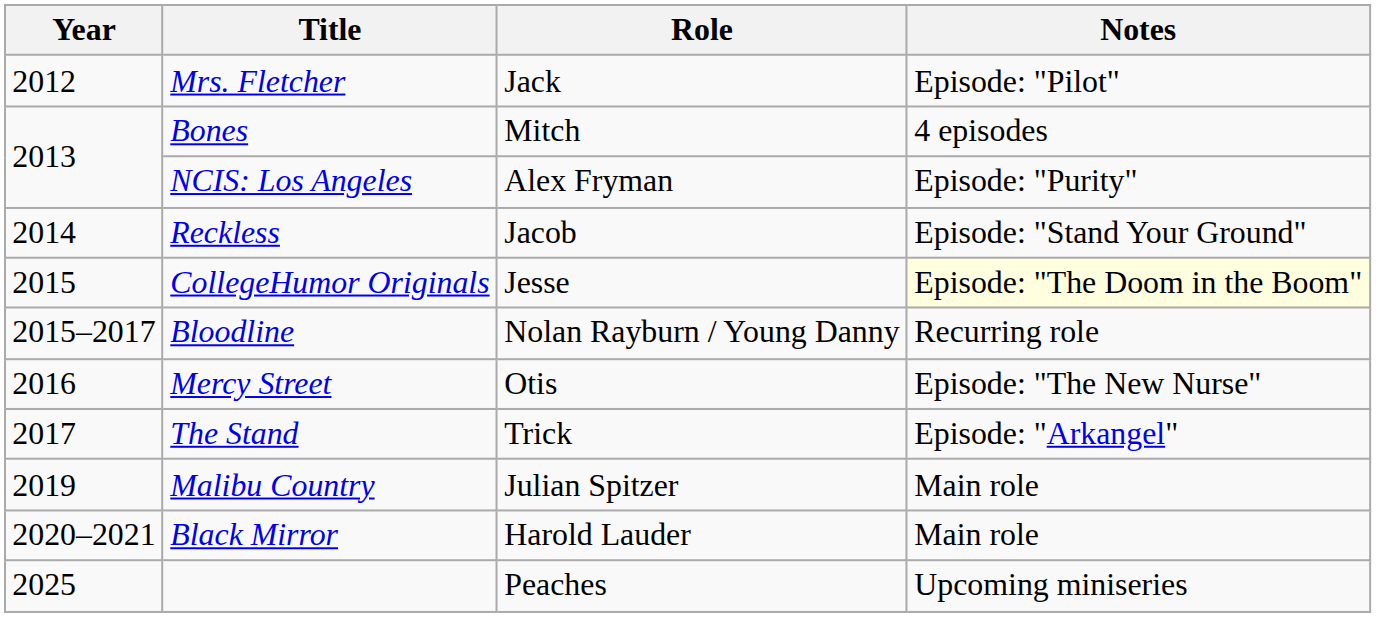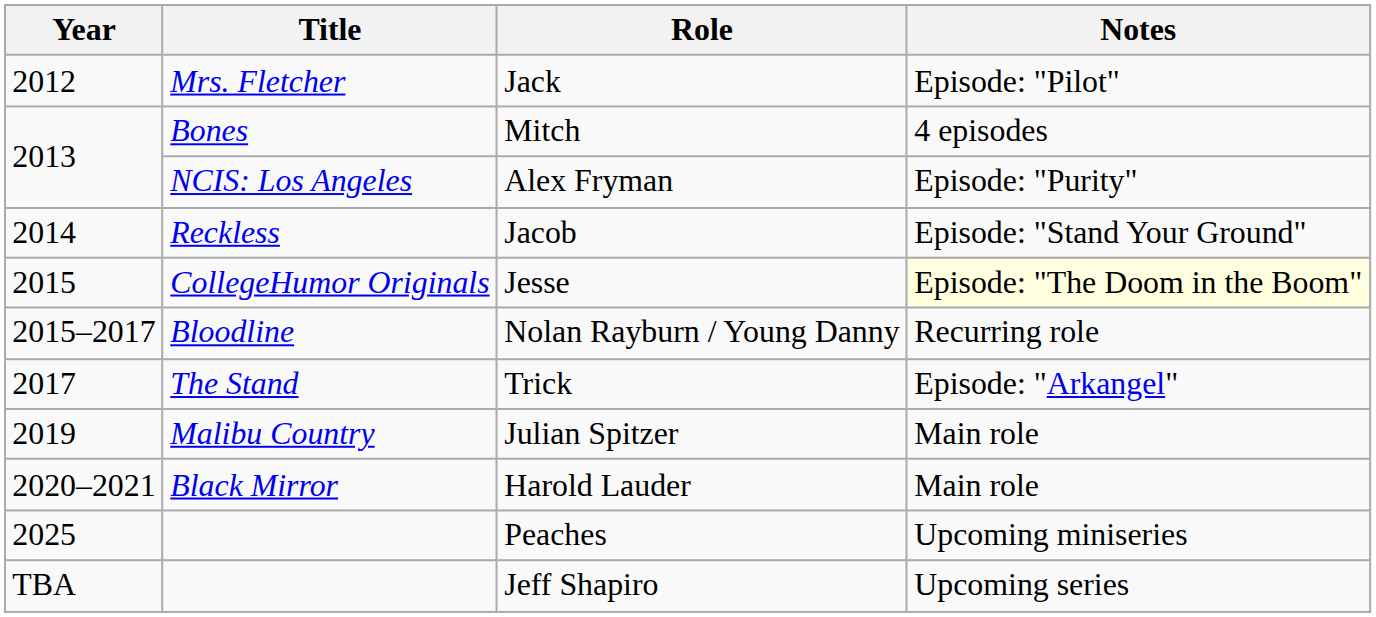- row: (531, 383)
+ row: (581, 585)
